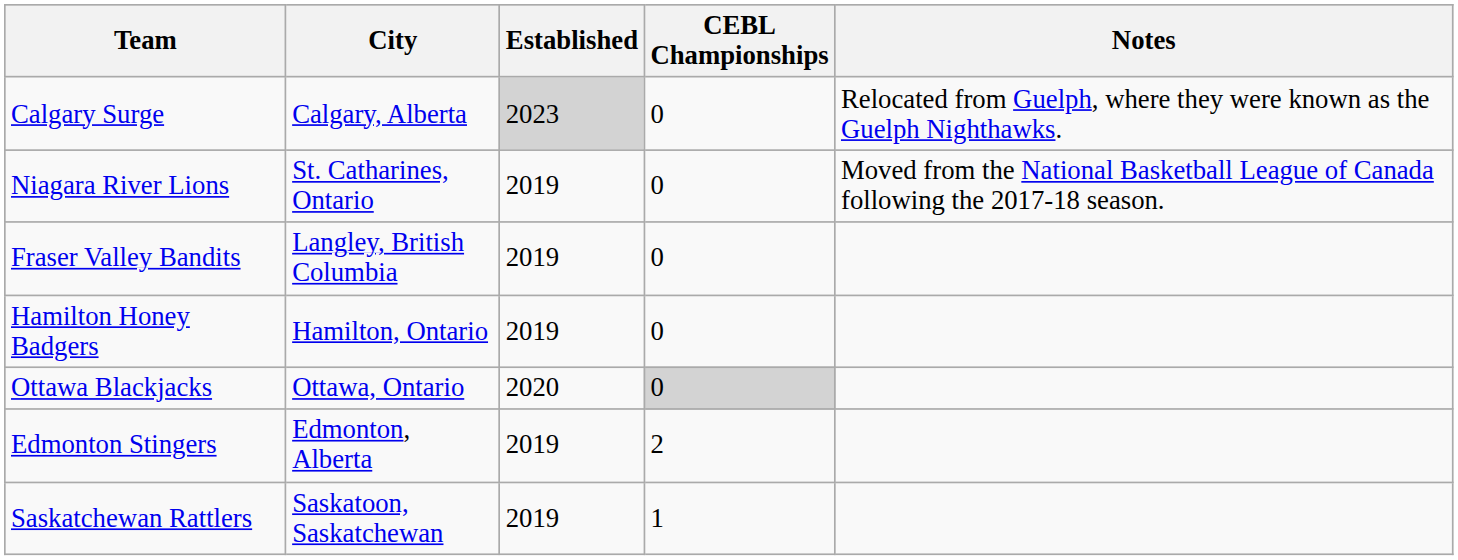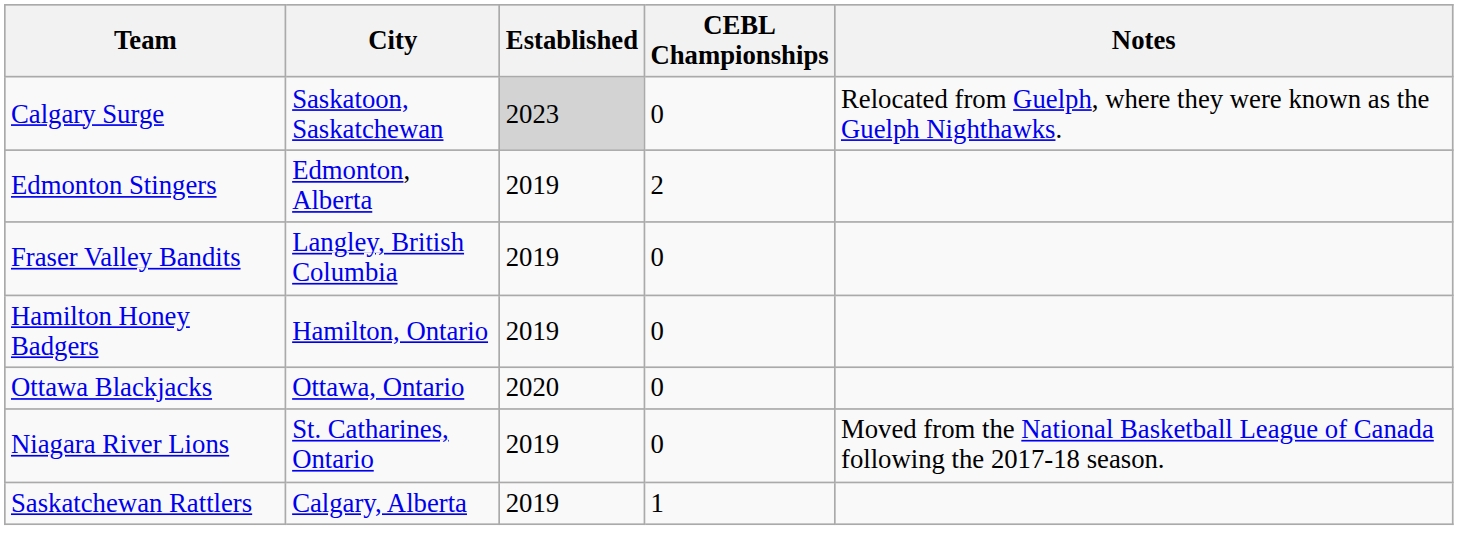(380, 113) Calgary, Alberta -> (368, 113) Saskatoon, Saskatchewan
rows swapped: (114, 445) <-> (120, 185)
(657, 387) lightgrey background -> (657, 387) no background
(368, 517) Saskatoon, Saskatchewan -> (380, 502) Calgary, Alberta
